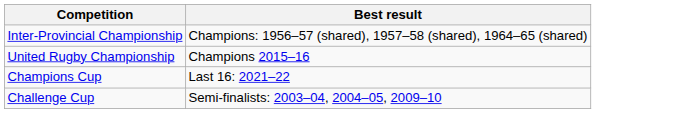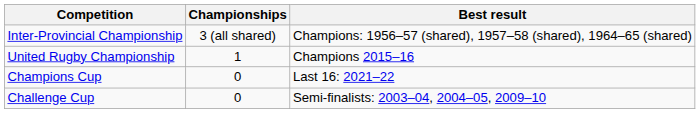+ column: (238, 14)
